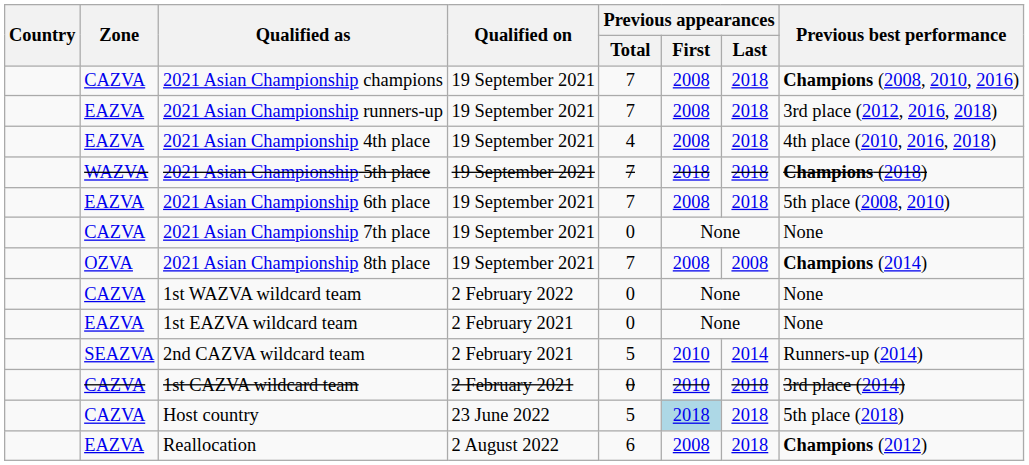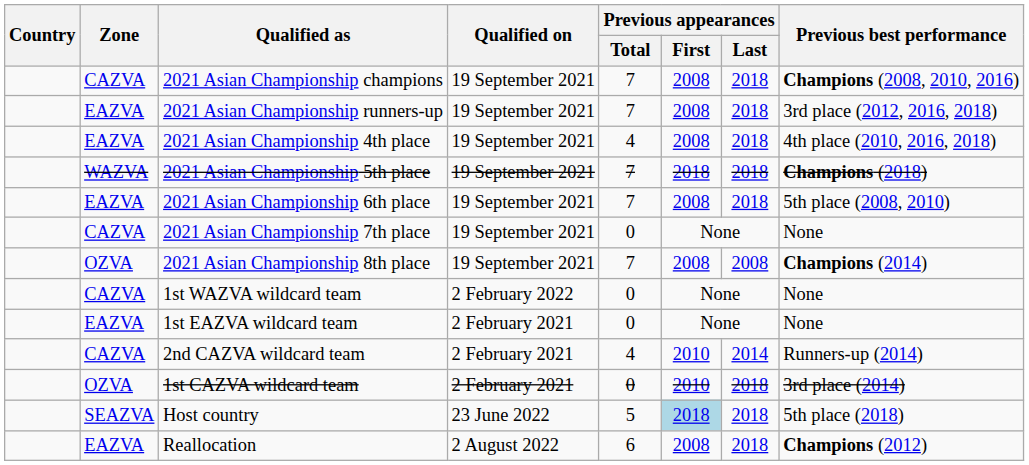(119, 354) SEAZVA -> (115, 354) CAZVA
(630, 354) 5 -> (630, 354) 4
(115, 384) CAZVA -> (109, 384) OZVA
(115, 415) CAZVA -> (119, 415) SEAZVA
